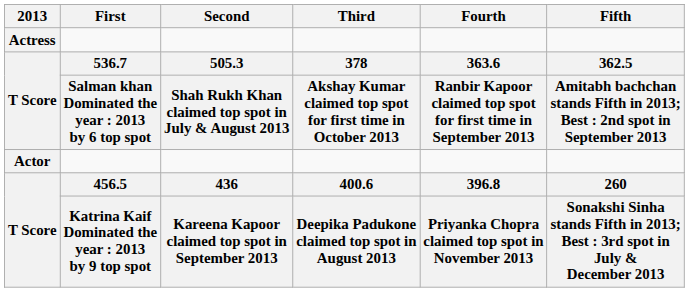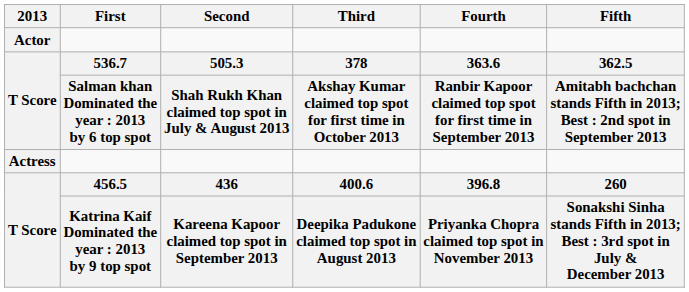rows swapped: (32, 160) <-> (32, 39)
